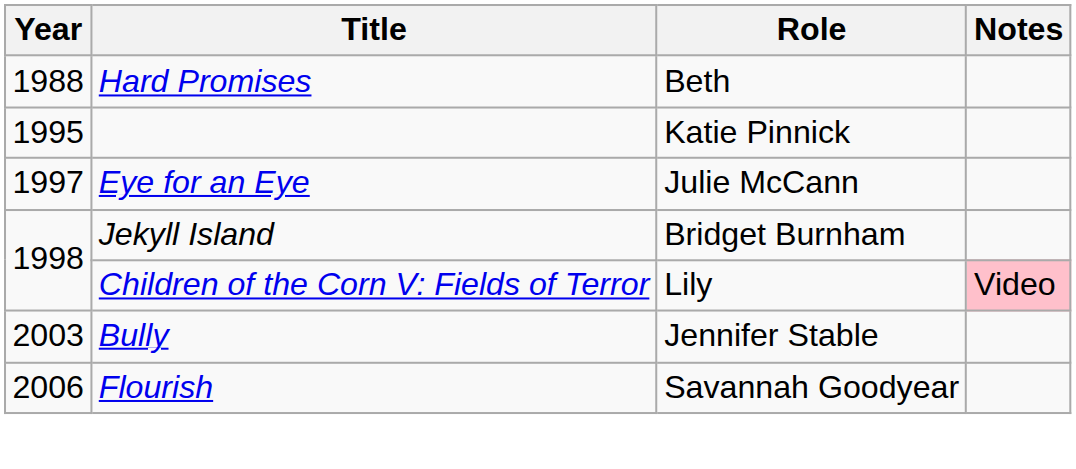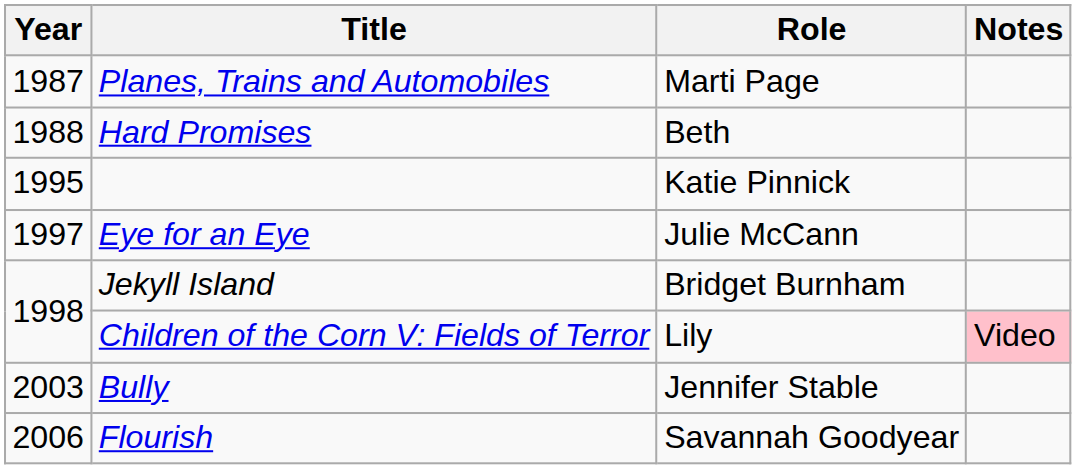+ row: (324, 81)
